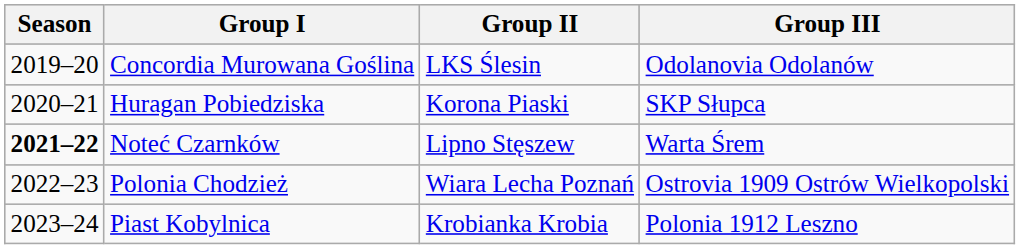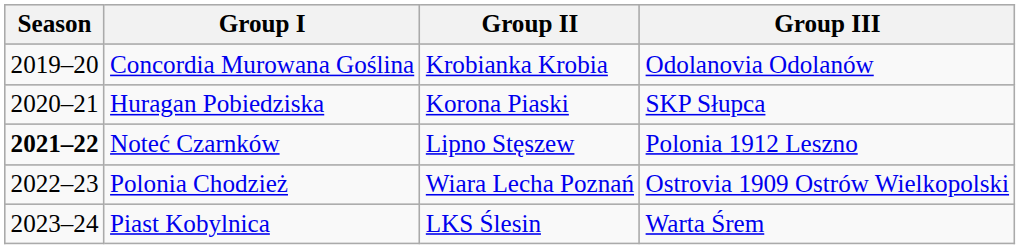(483, 64) LKS Ślesin -> (517, 64) Krobianka Krobia
(705, 143) Warta Śrem -> (752, 143) Polonia 1912 Leszno
(517, 223) Krobianka Krobia -> (483, 223) LKS Ślesin
(752, 223) Polonia 1912 Leszno -> (705, 223) Warta Śrem
